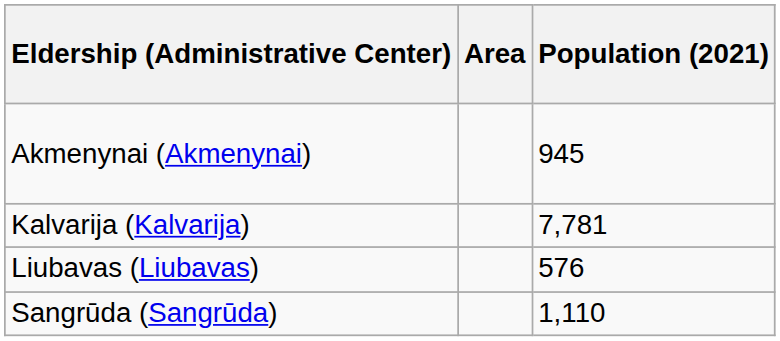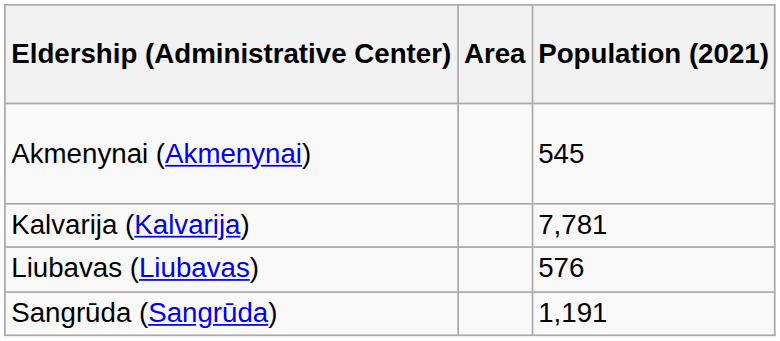(561, 153) 945 -> (561, 153) 545
(572, 312) 1,110 -> (573, 312) 1,191
